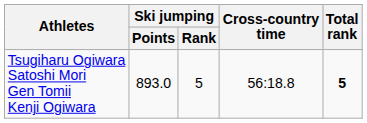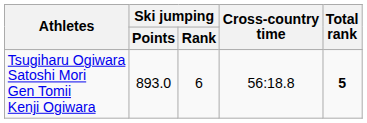(199, 84) 5 -> (199, 84) 6
